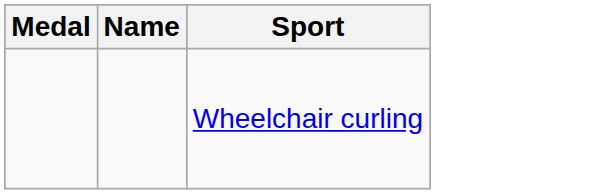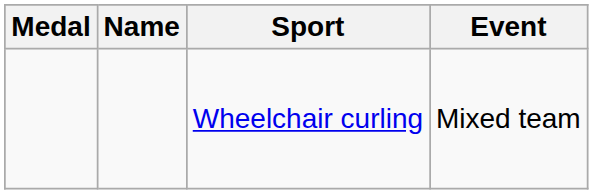+ column: (508, 26)
